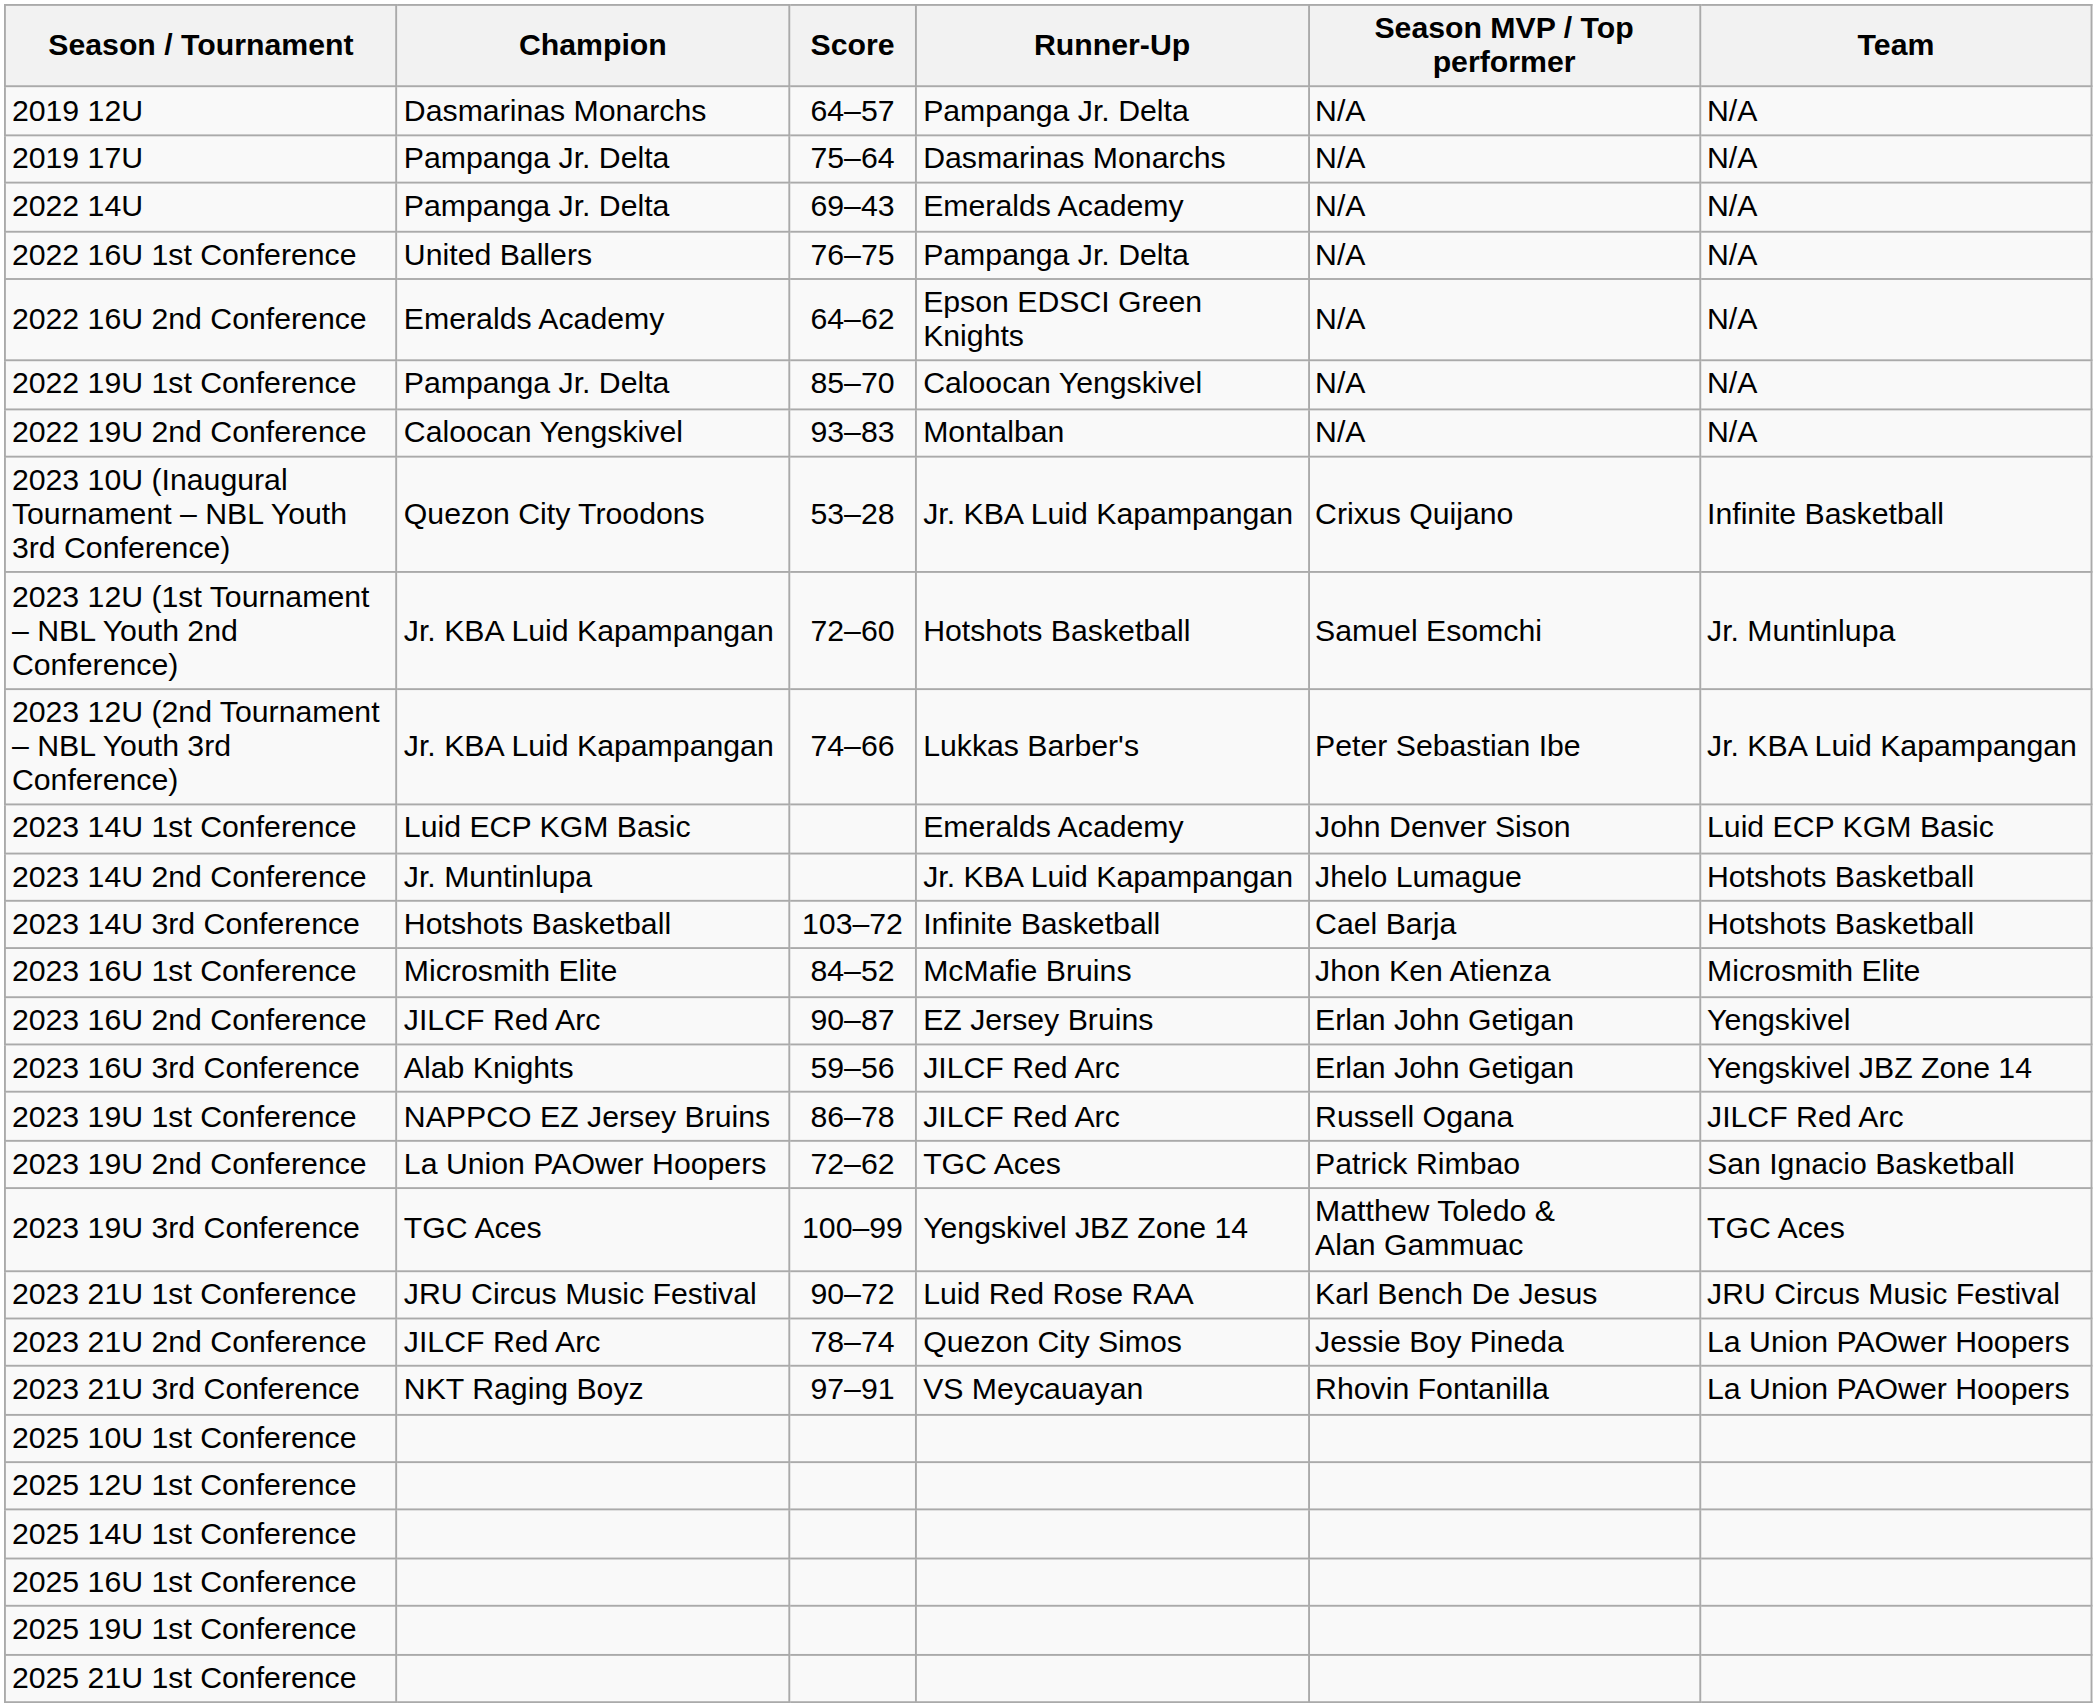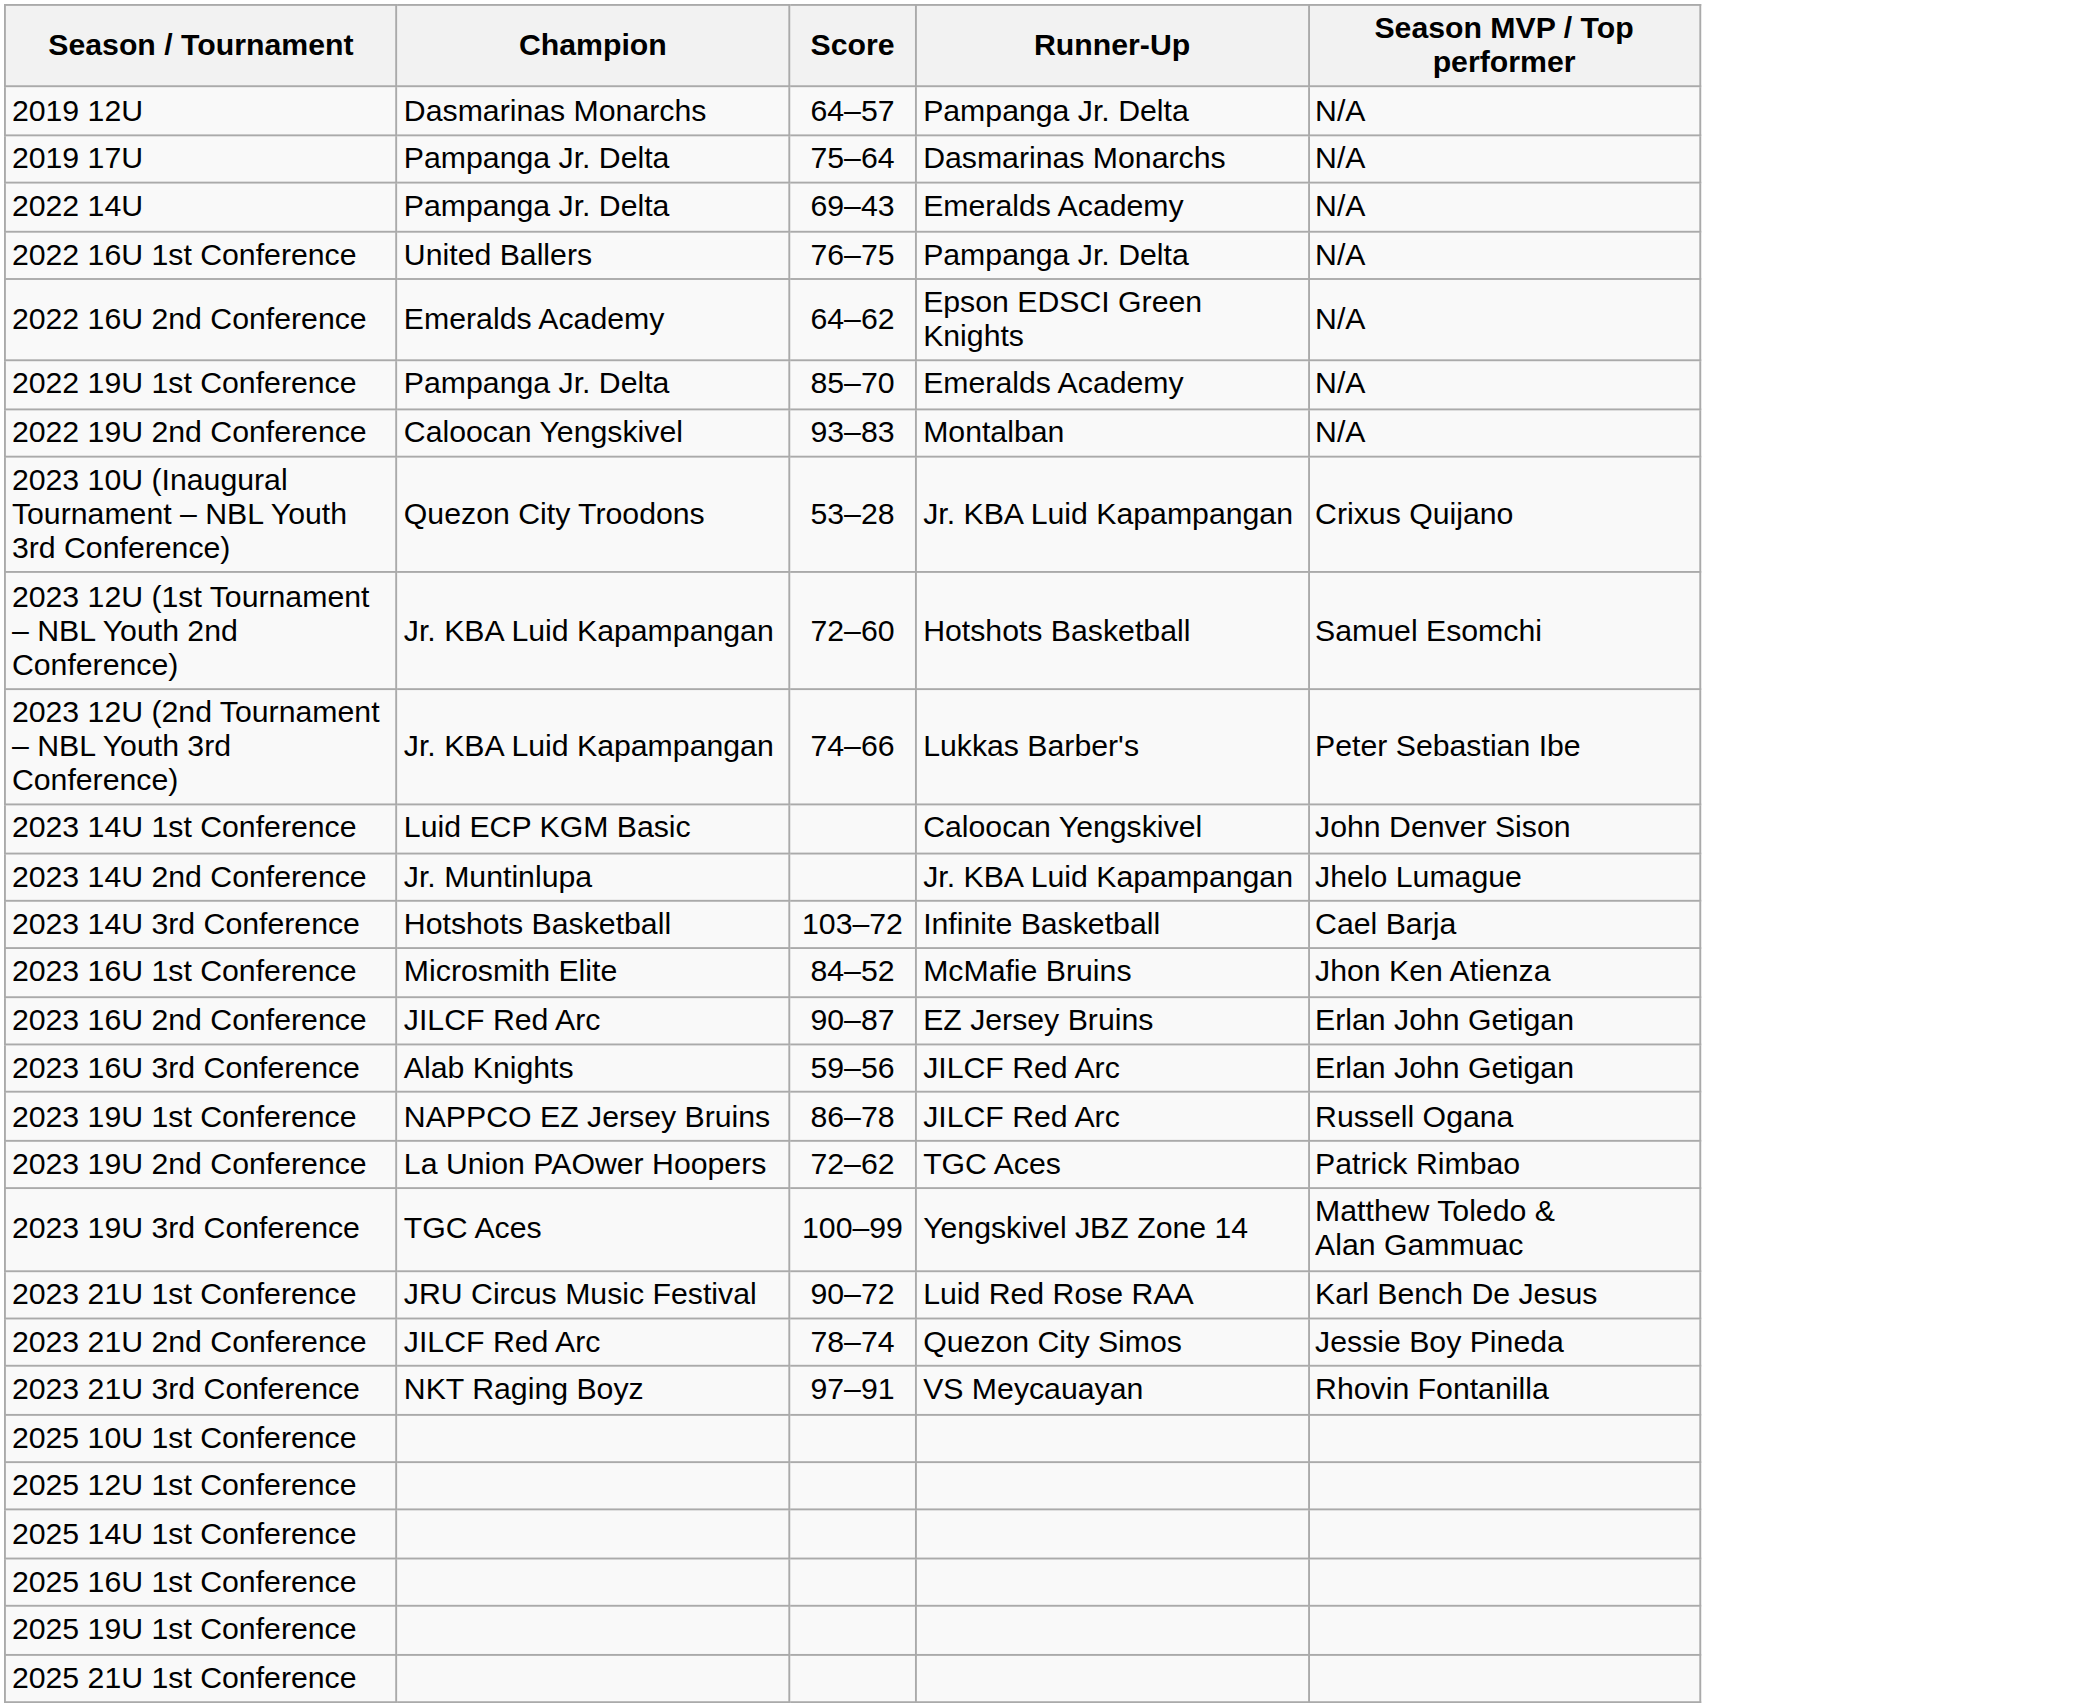- column: (1896, 45)
(1063, 384) Caloocan Yengskivel -> (1053, 384) Emeralds Academy
(1053, 828) Emeralds Academy -> (1063, 828) Caloocan Yengskivel
